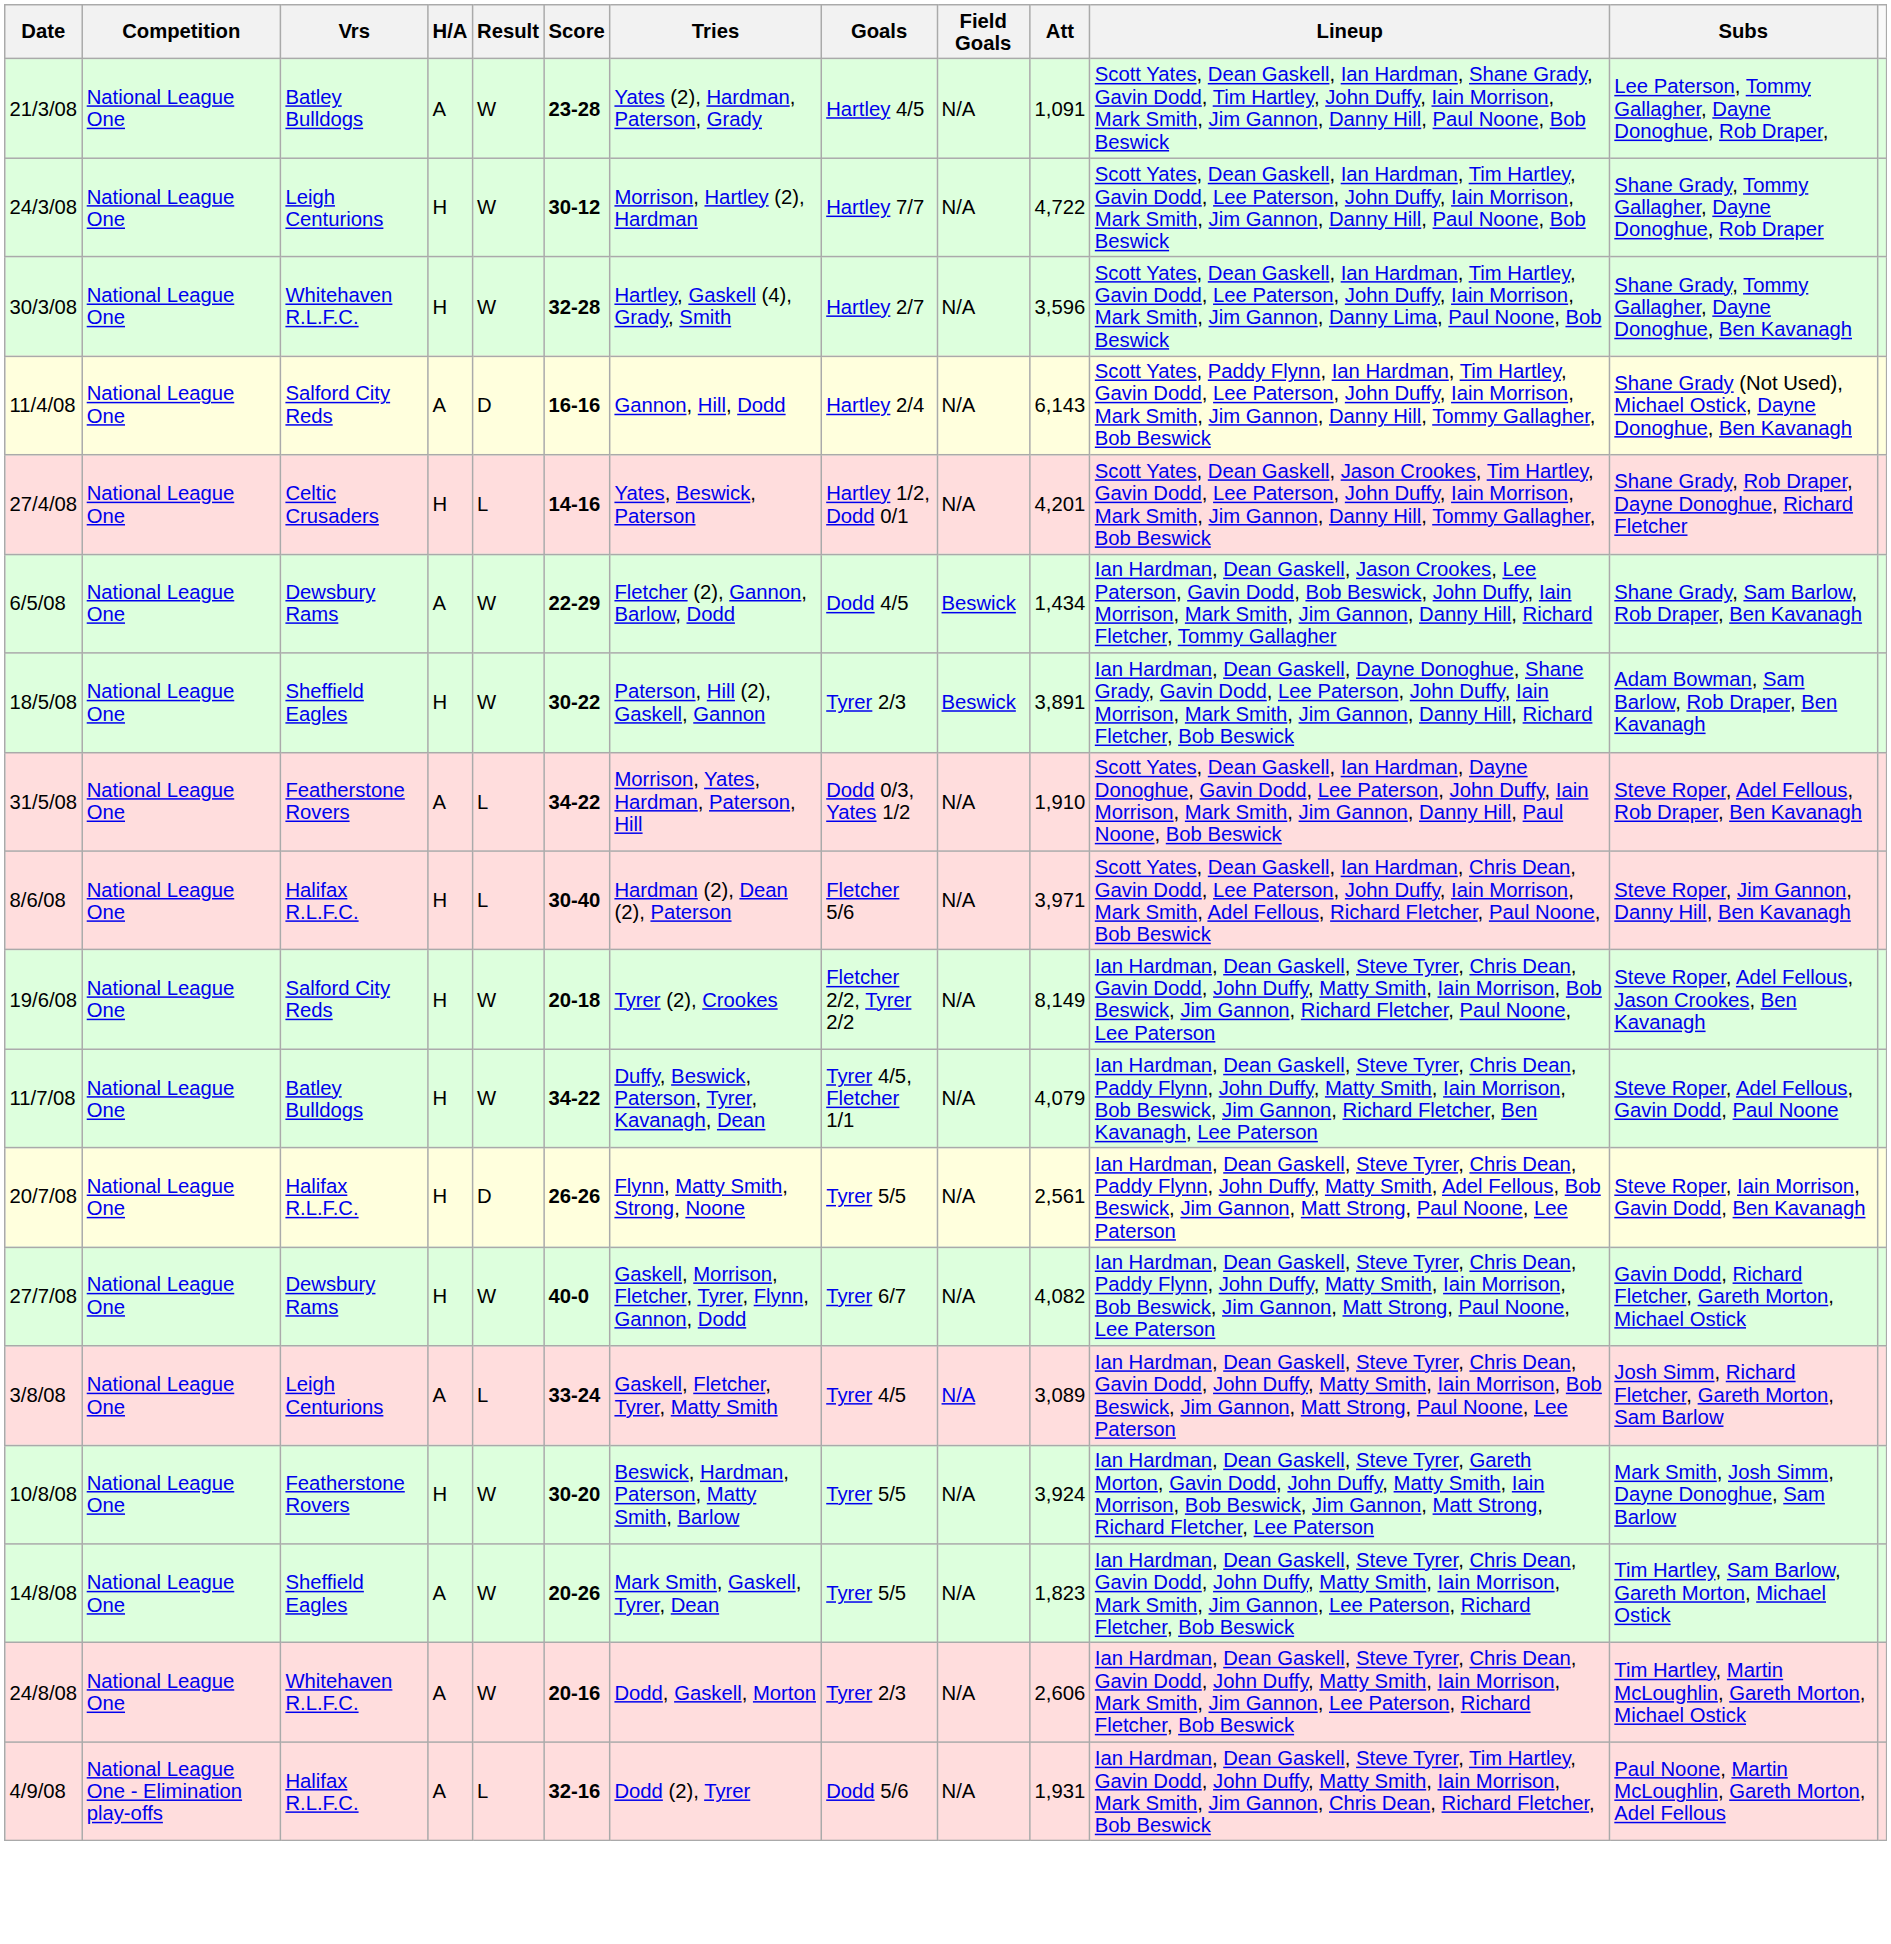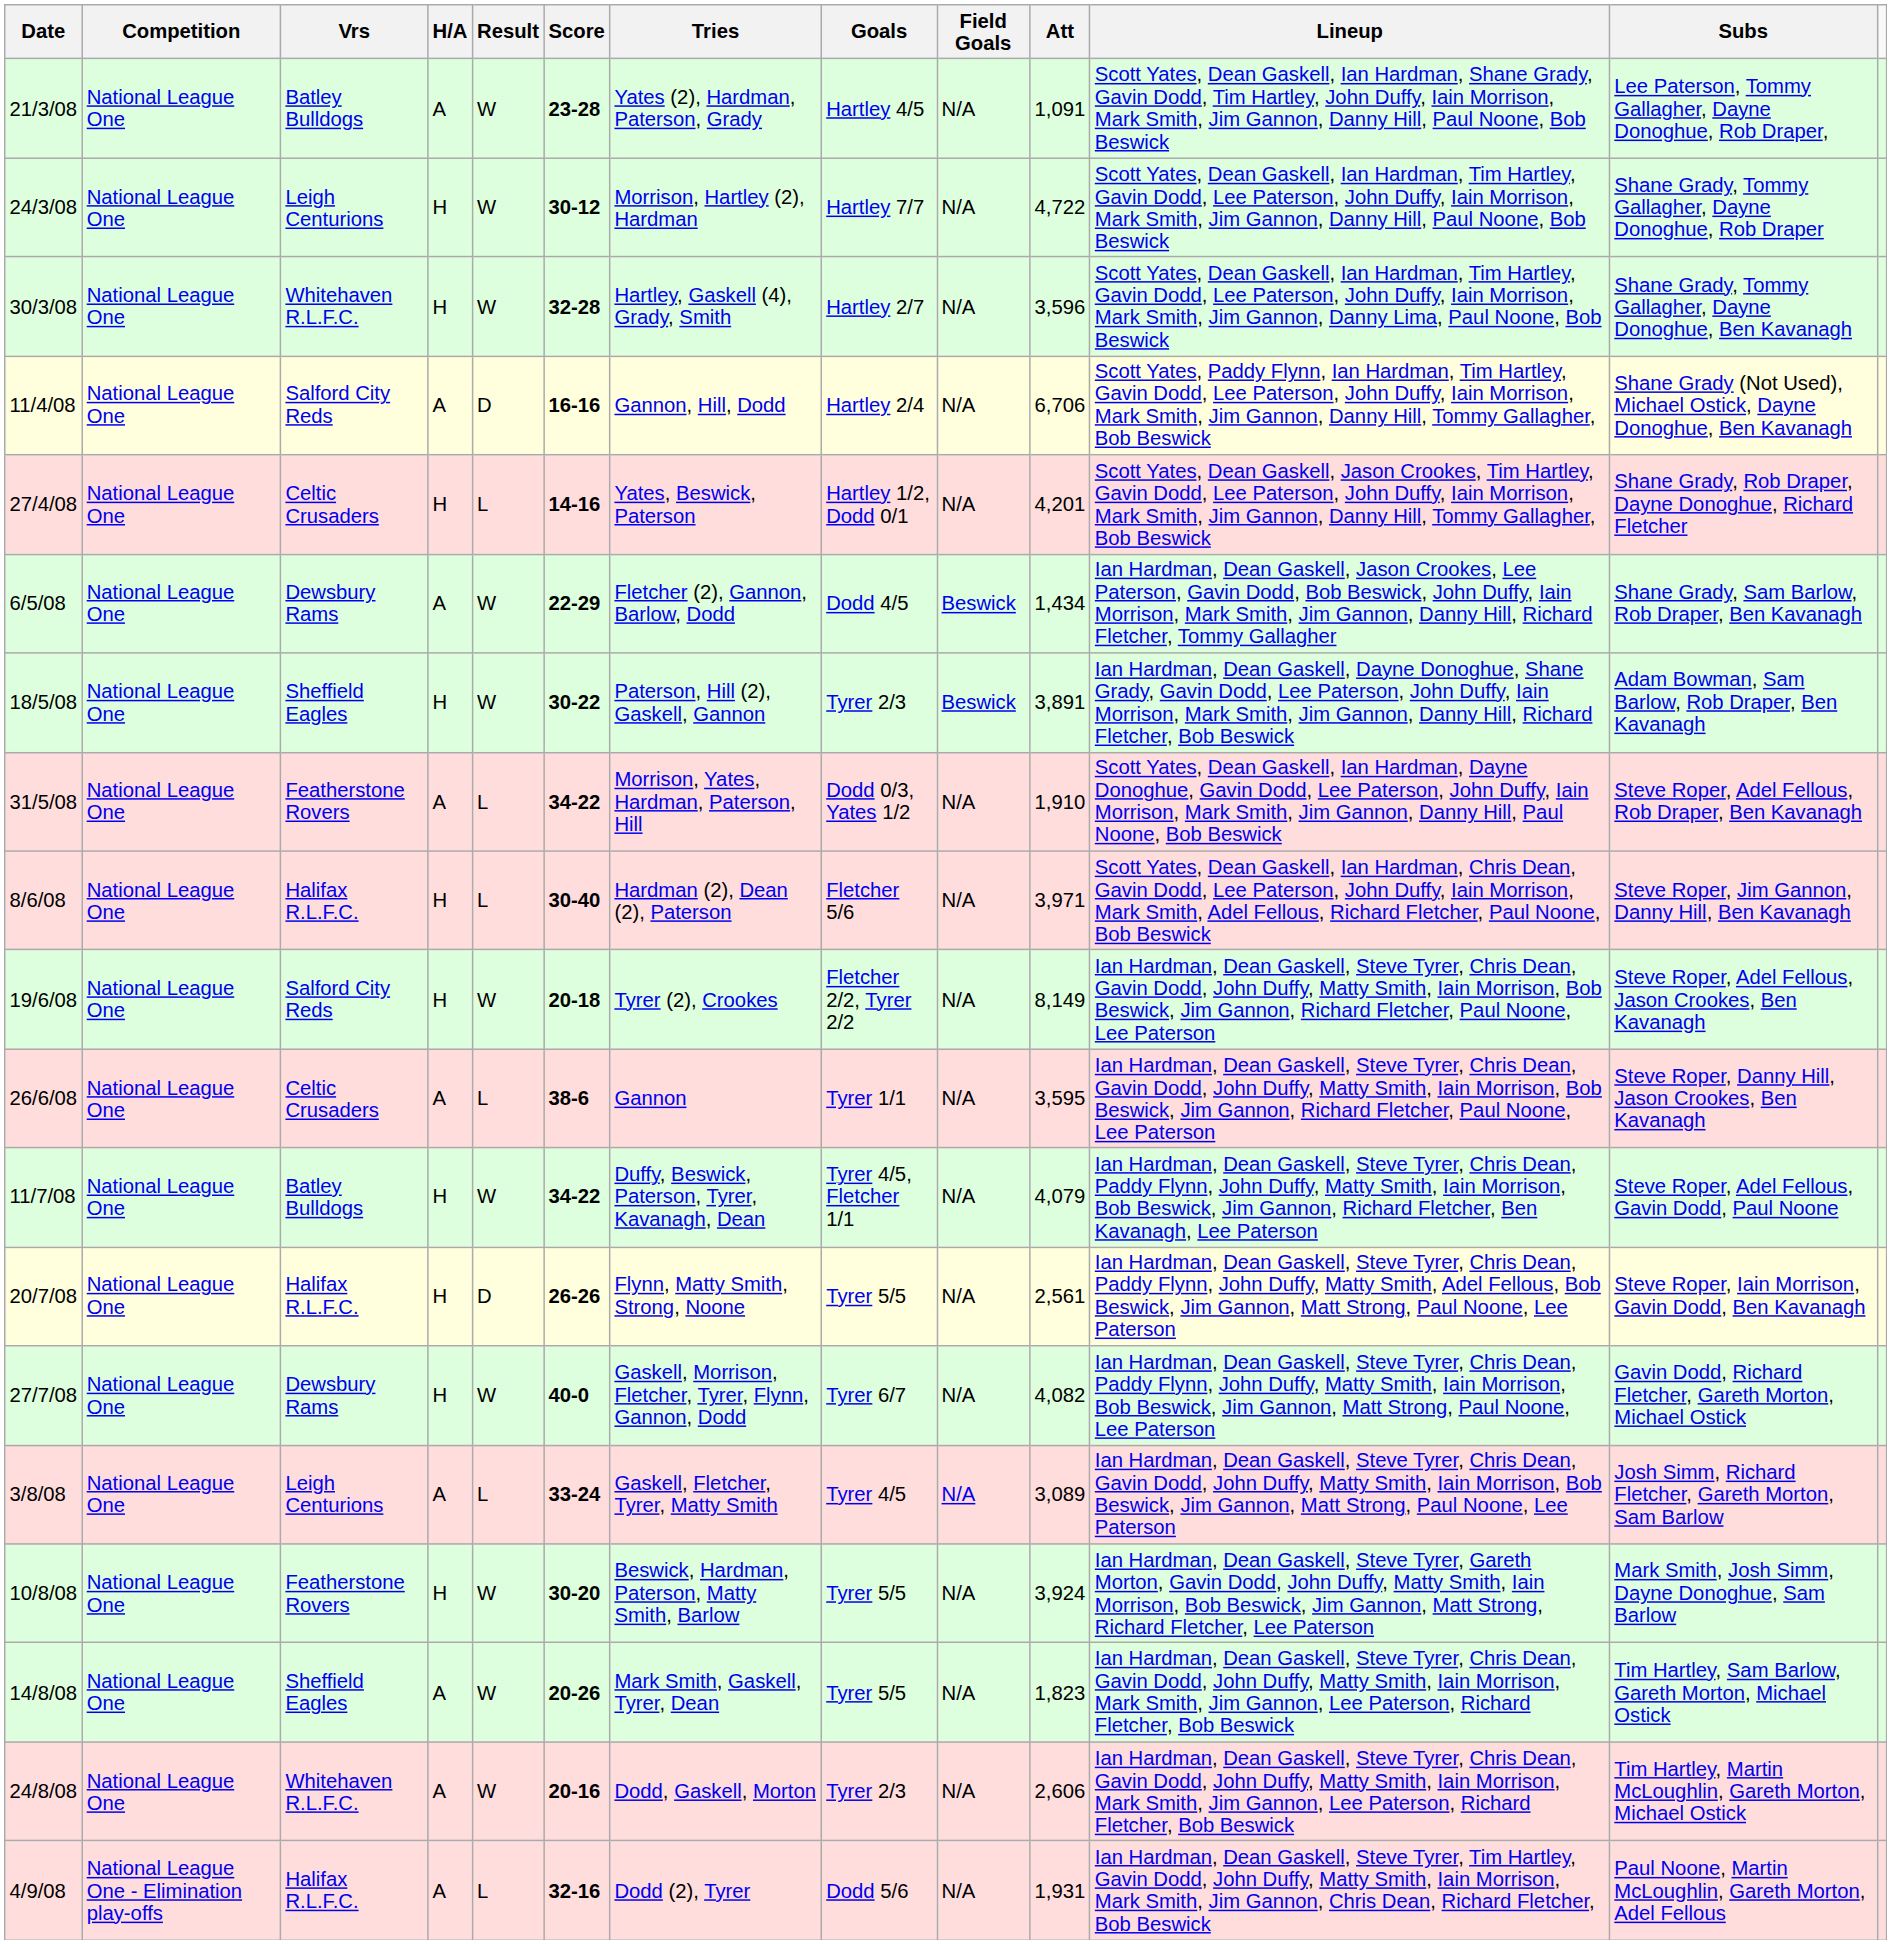(1060, 405) 6,143 -> (1060, 405) 6,706
+ row: (43, 1098)
